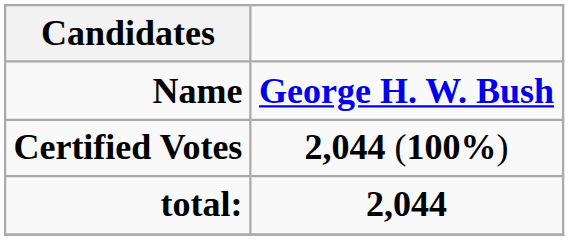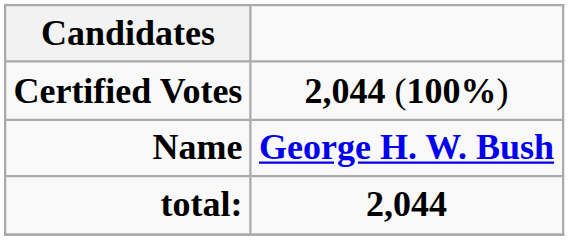rows swapped: (197, 90) <-> (128, 147)
